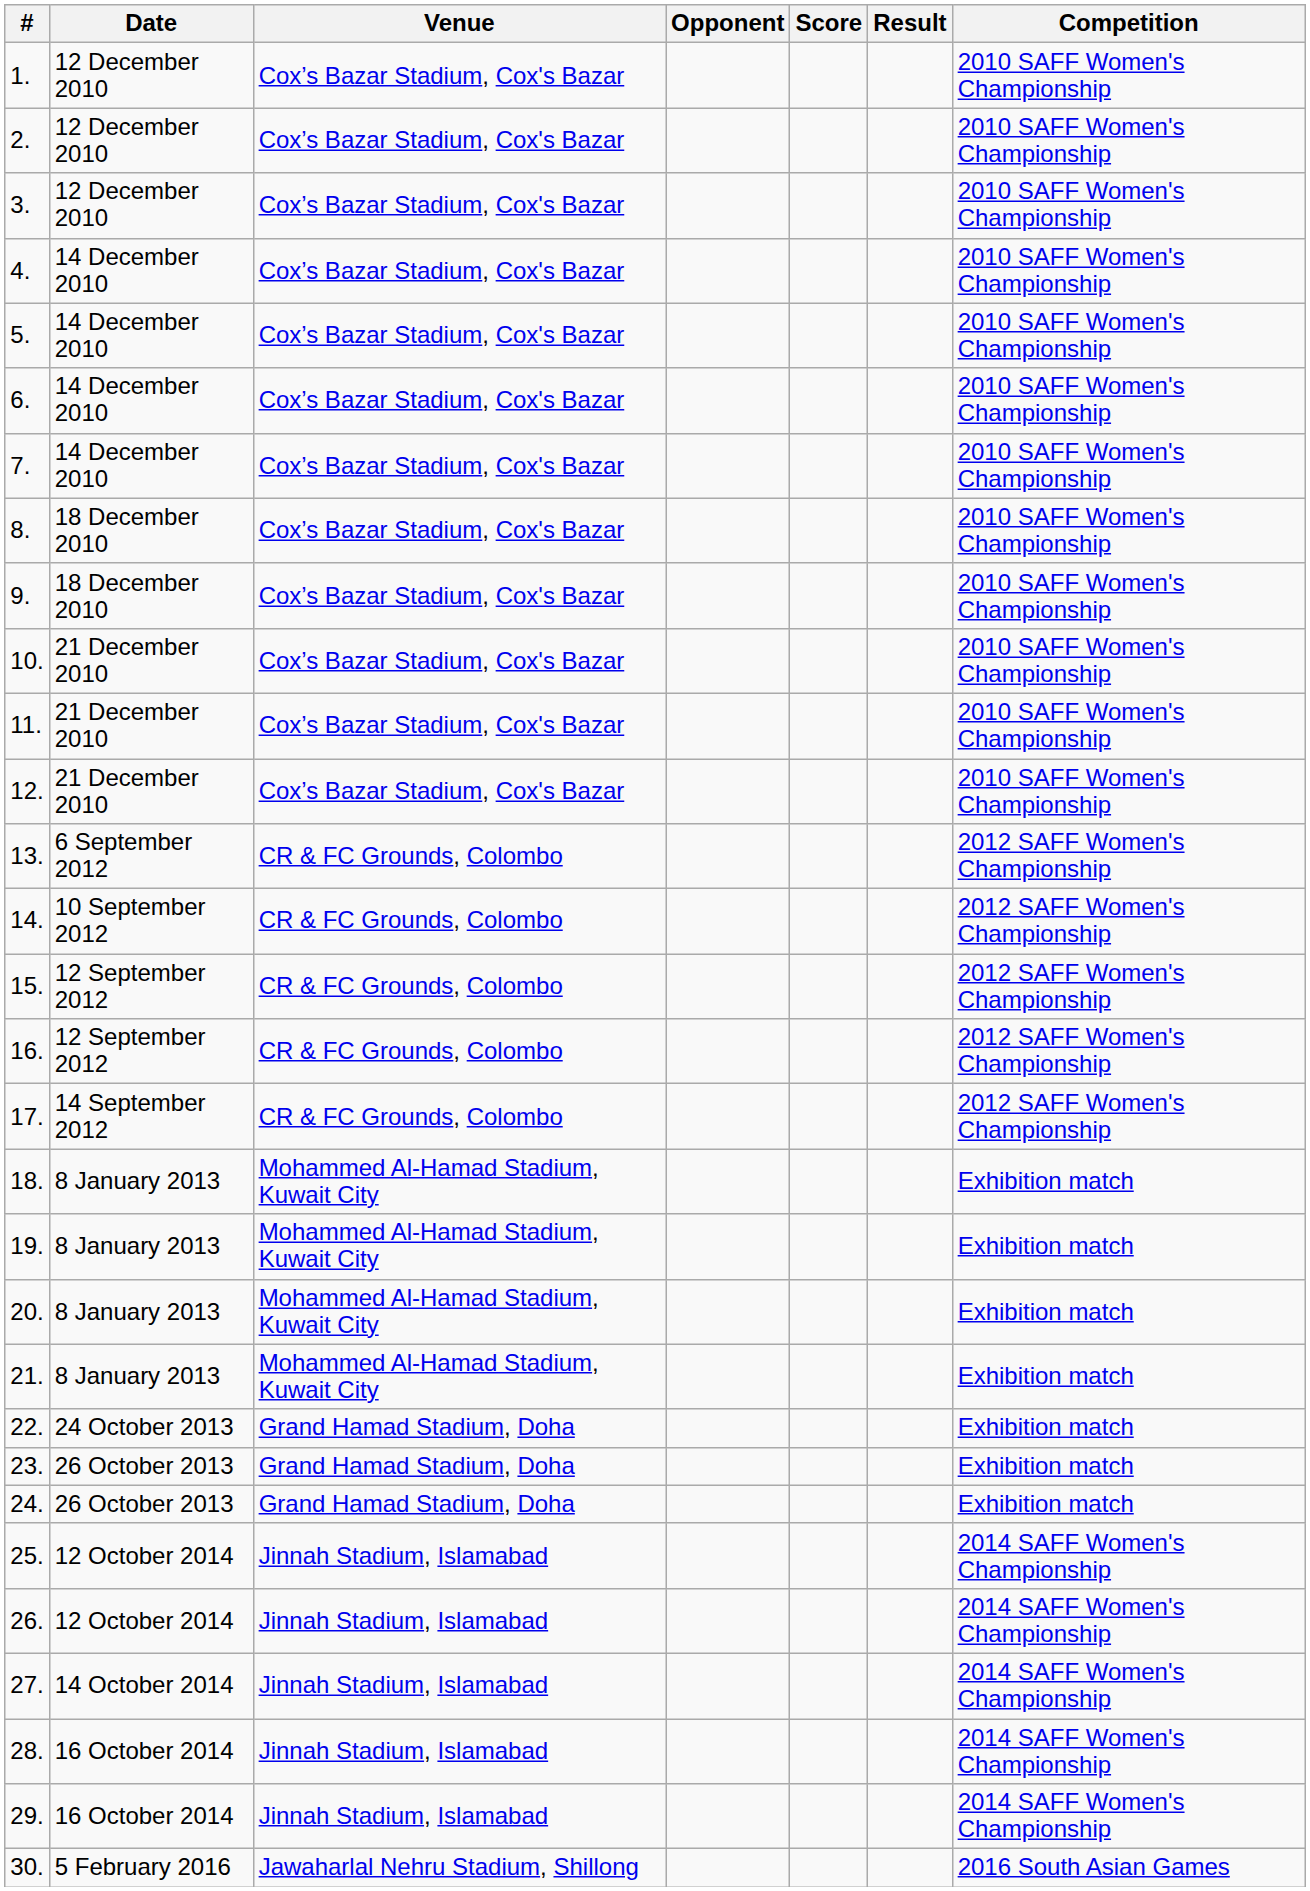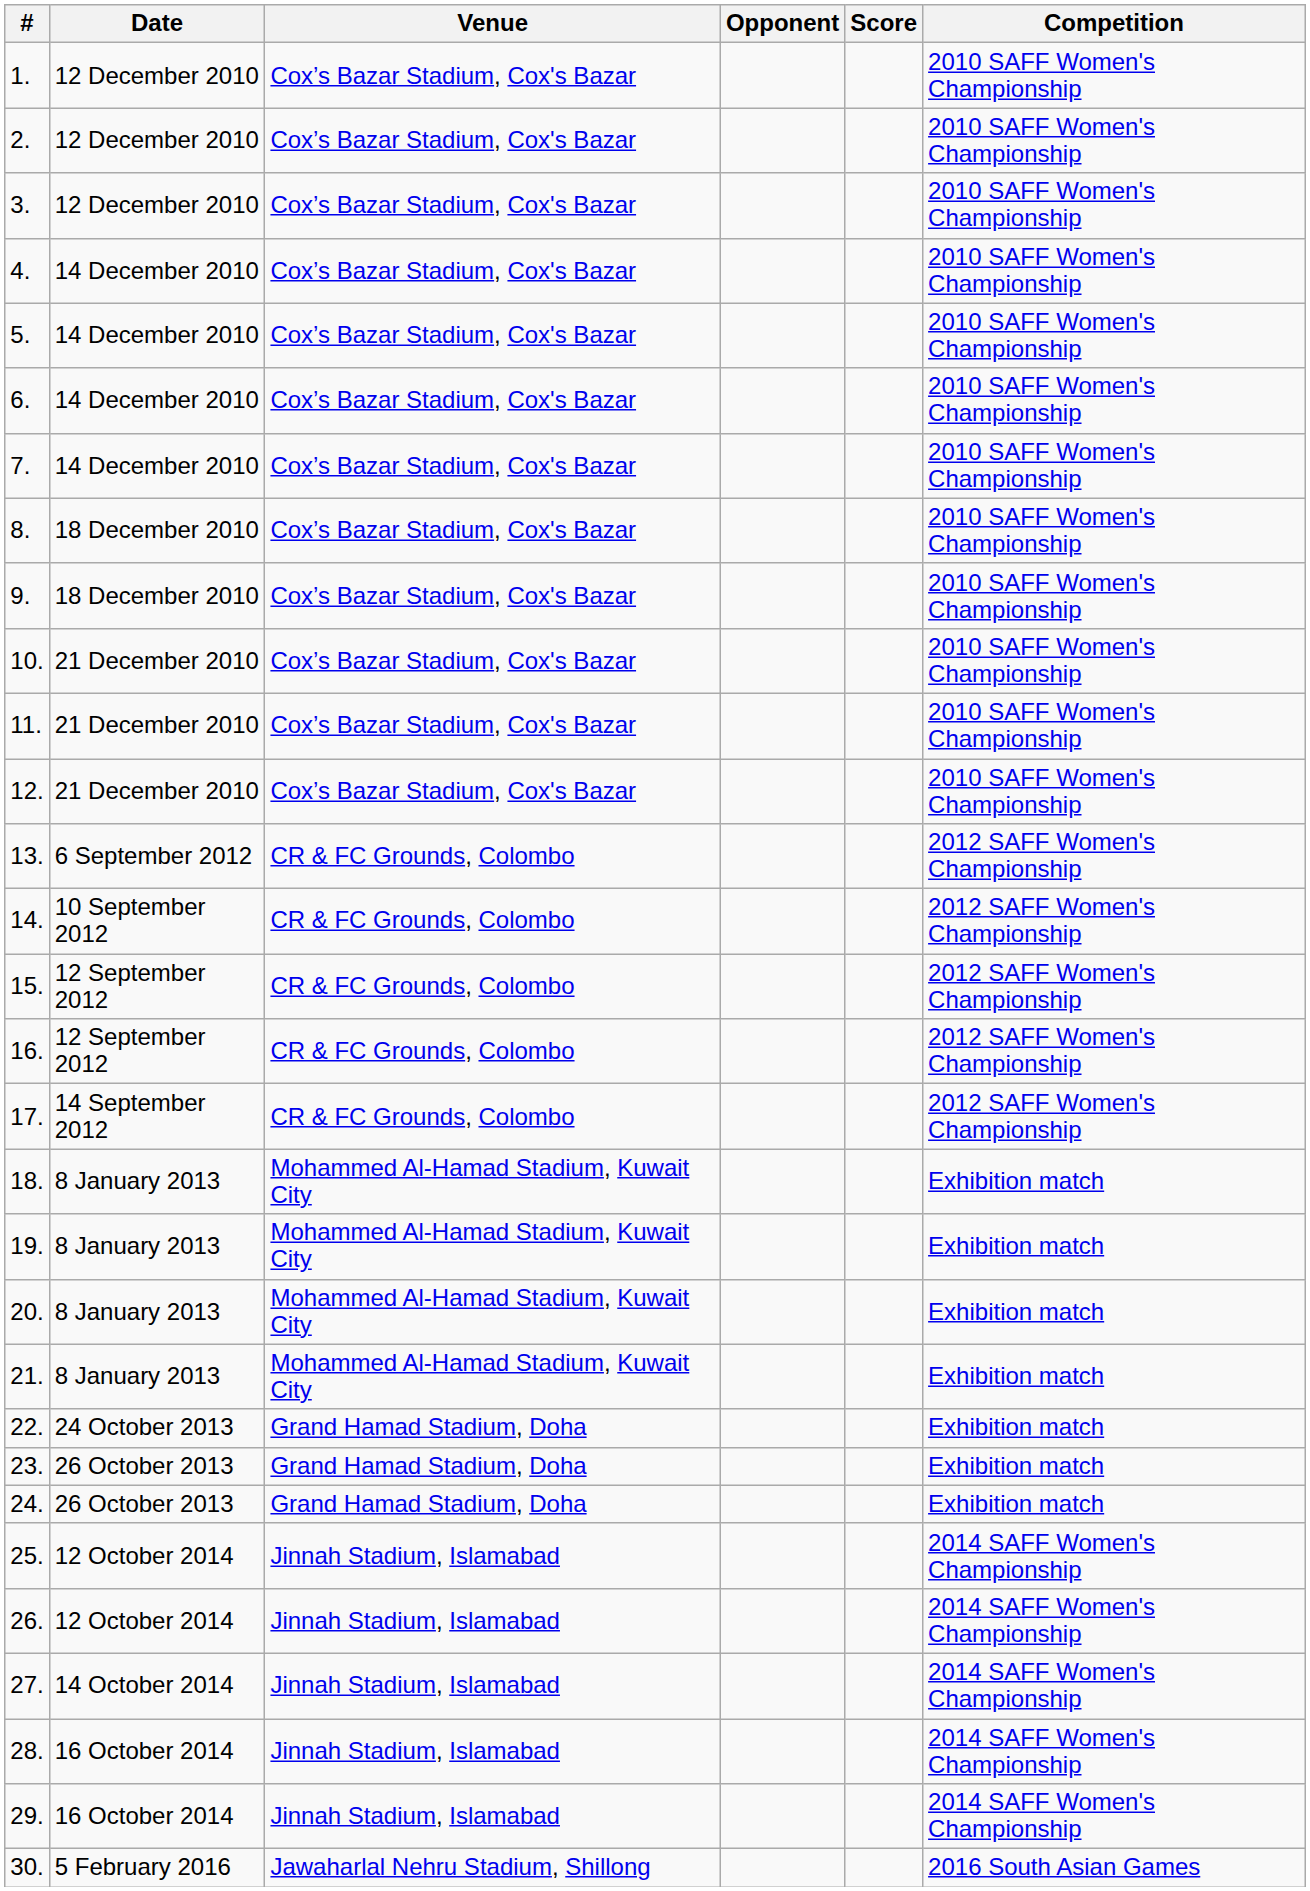- column: (910, 23)
